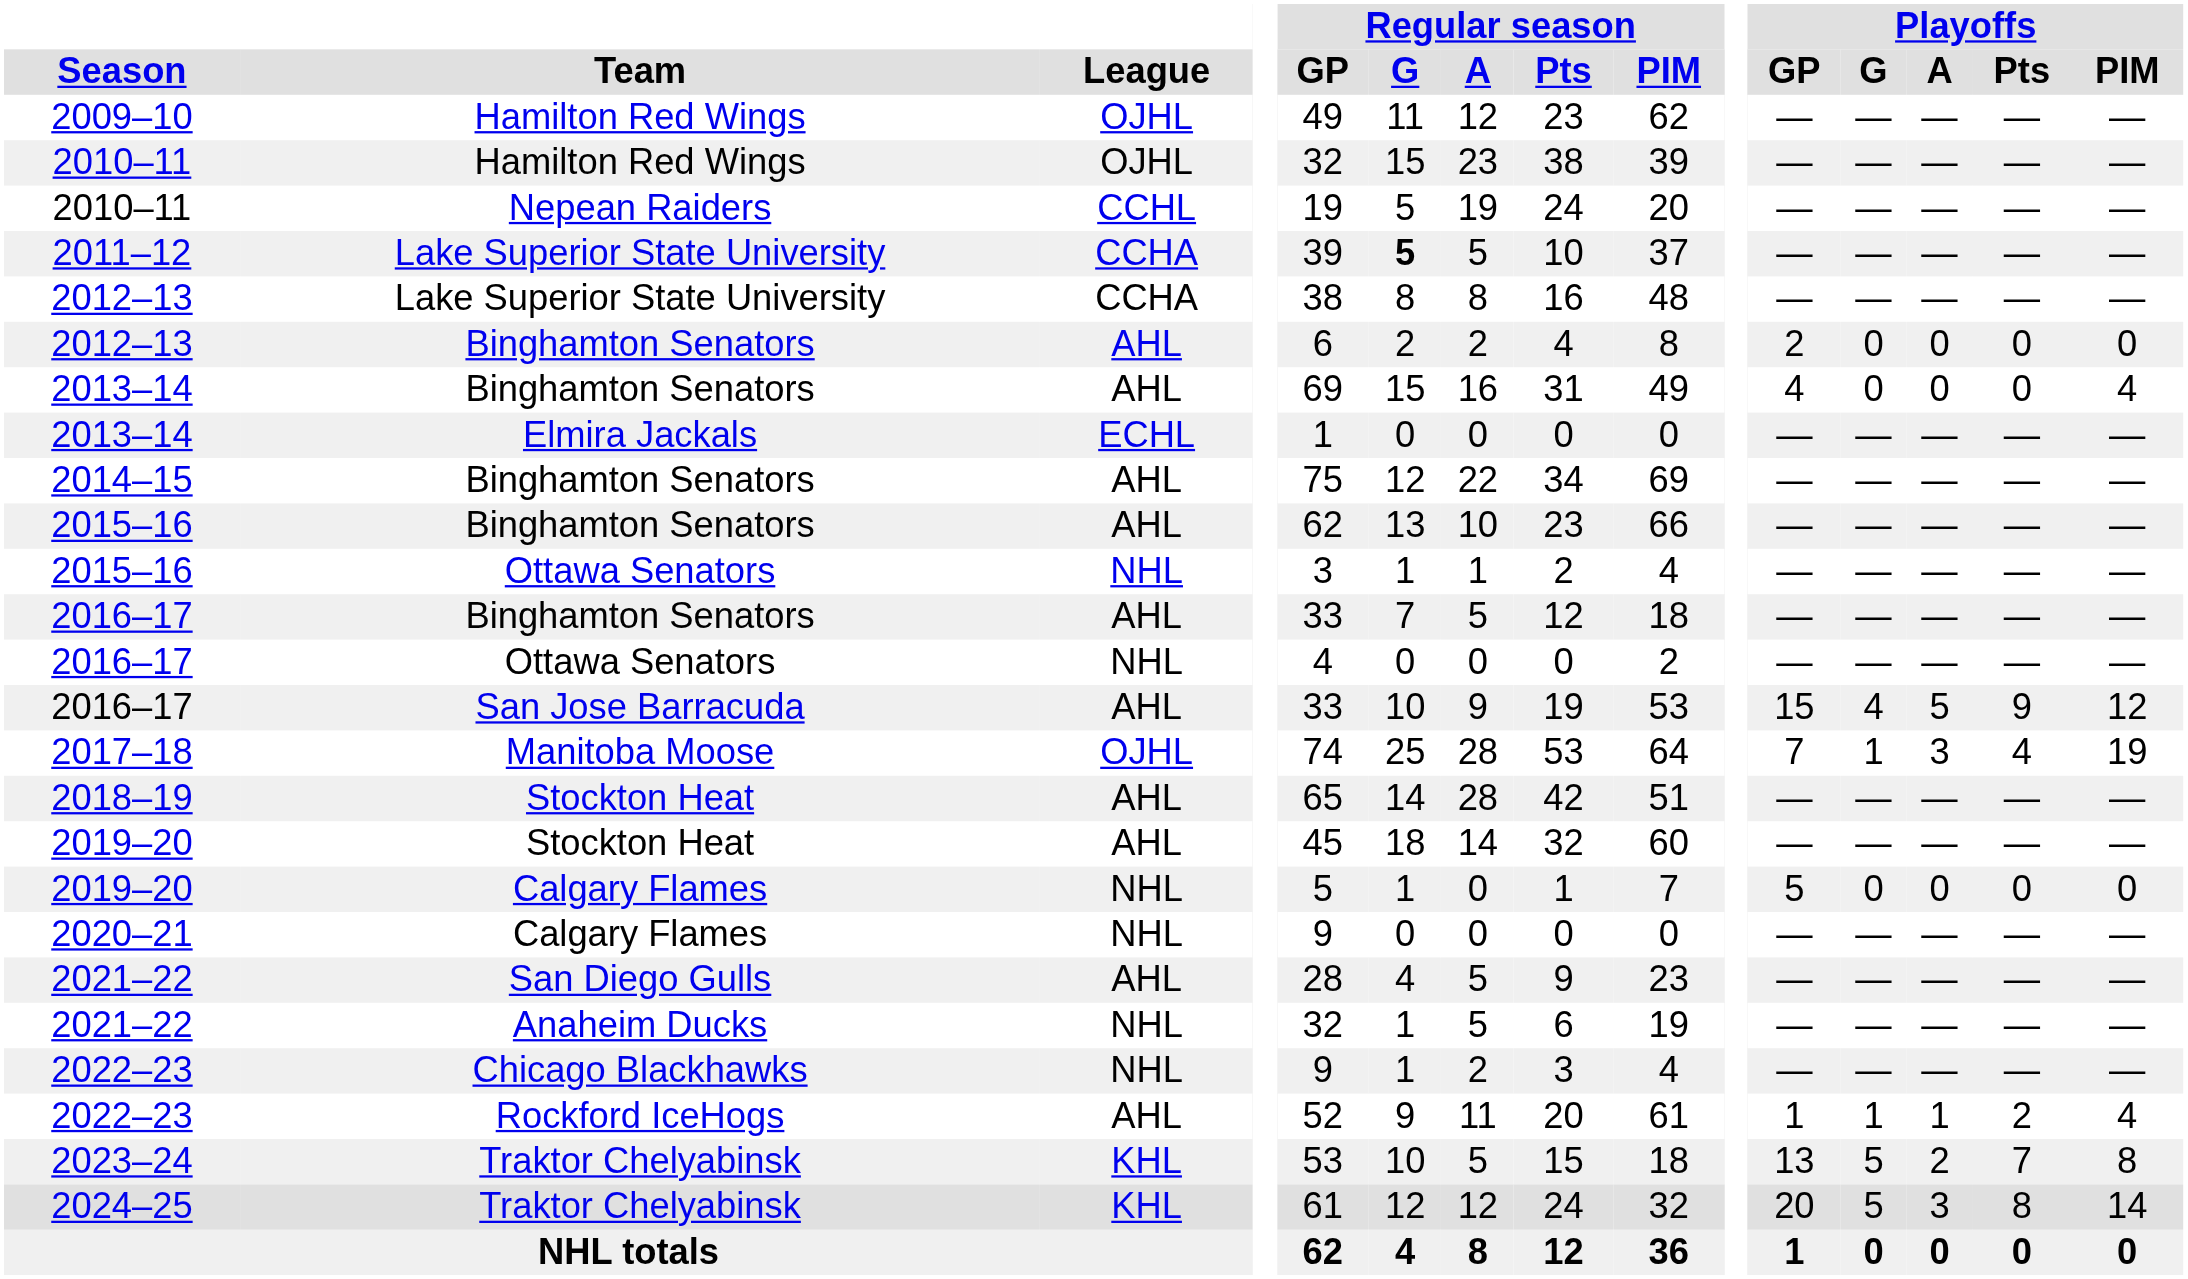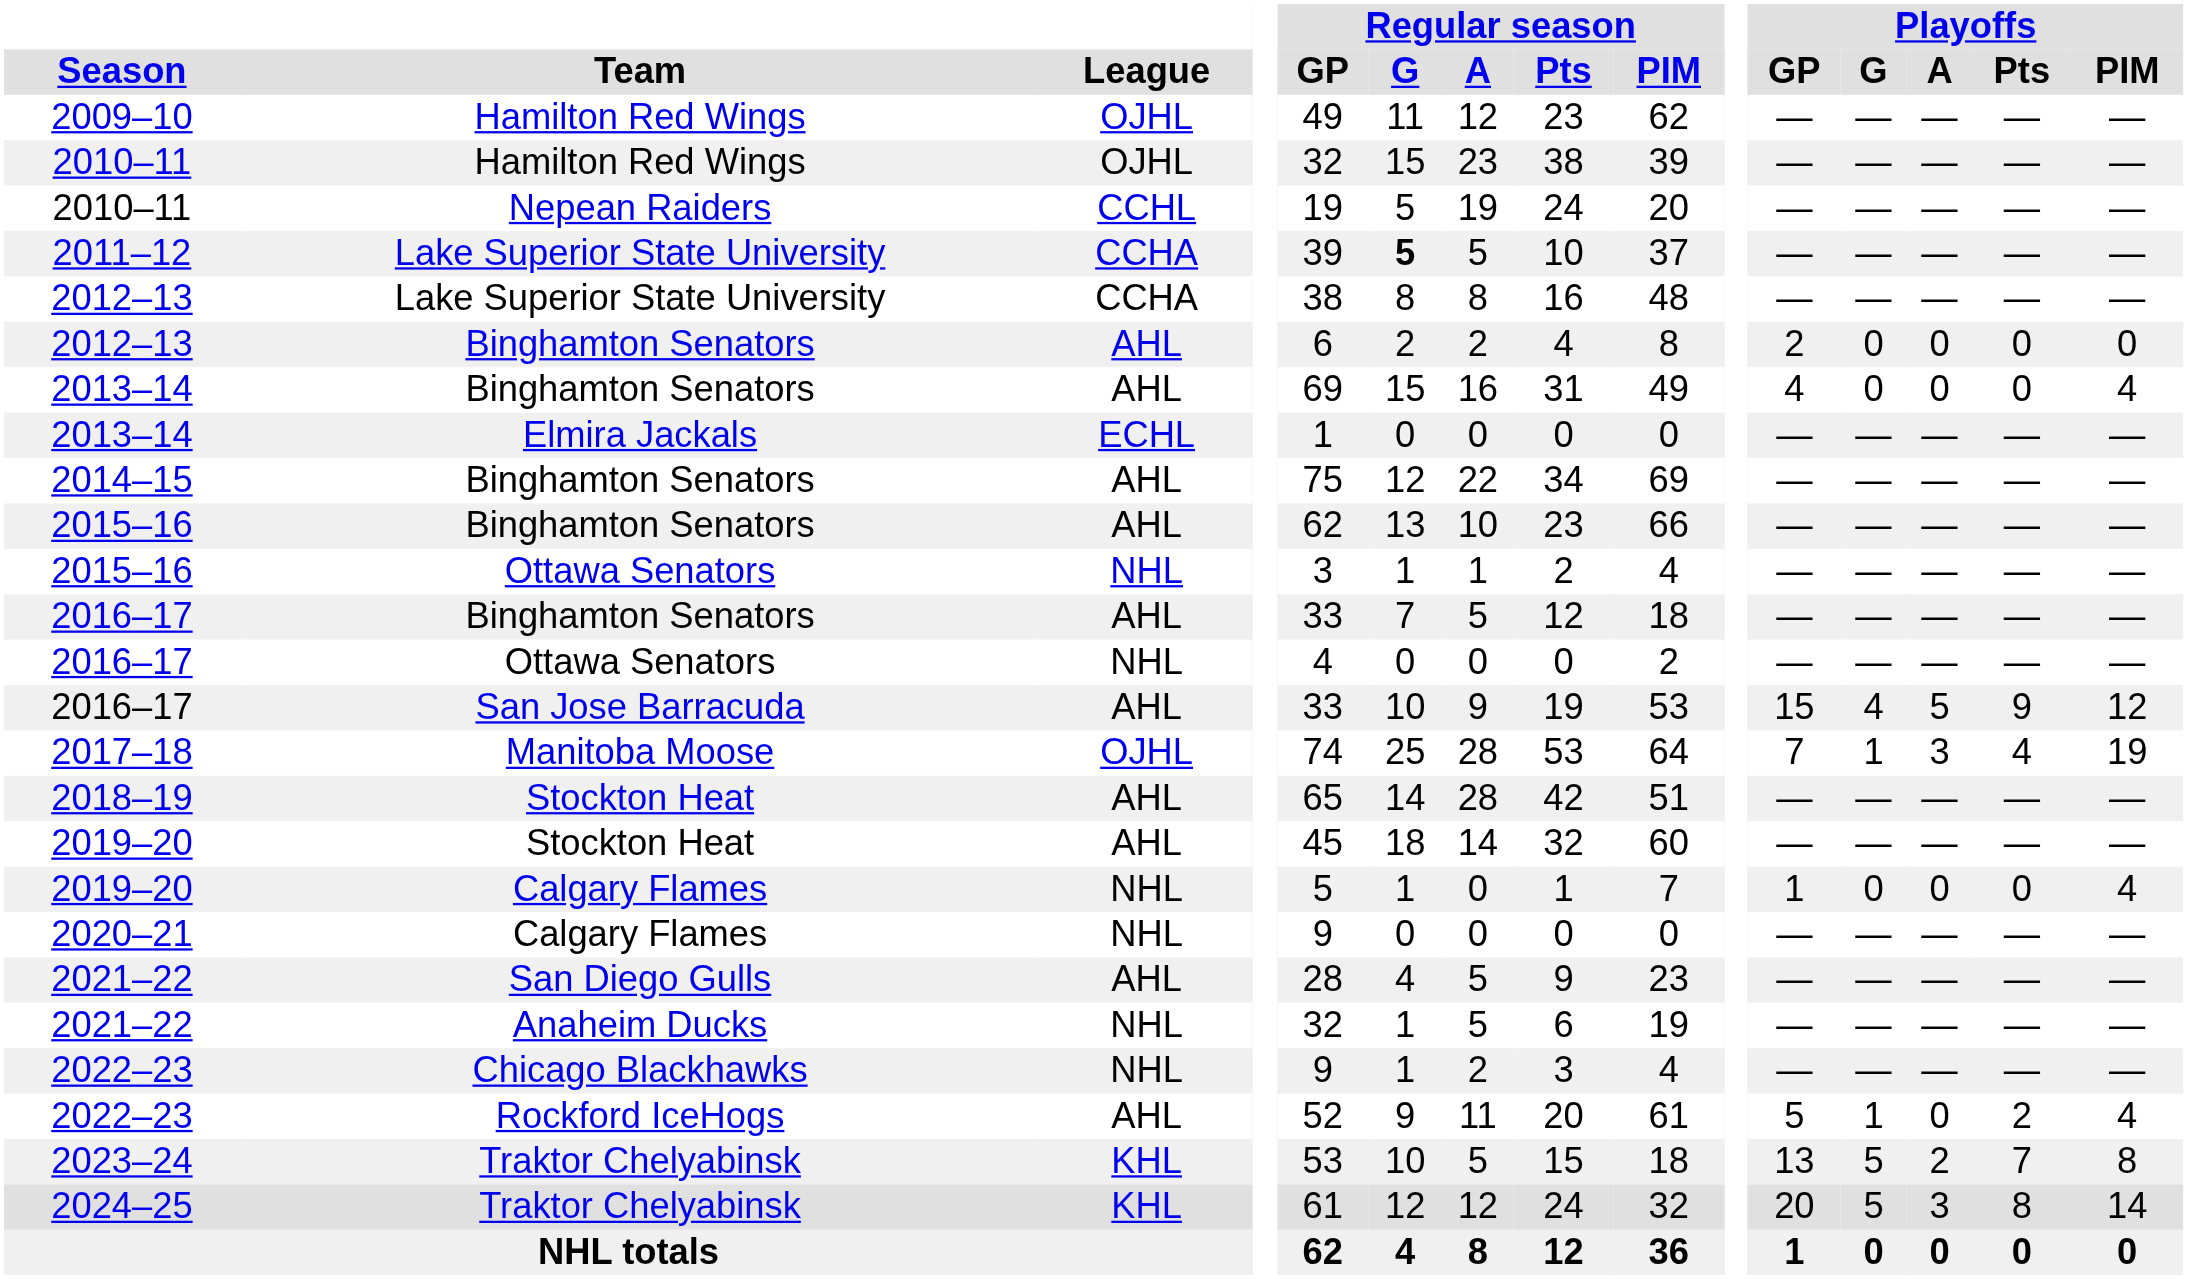(1794, 888) 5 -> (1794, 888) 1
(2127, 888) 0 -> (2127, 888) 4
(1794, 1115) 1 -> (1794, 1115) 5
(1940, 1115) 1 -> (1940, 1115) 0
